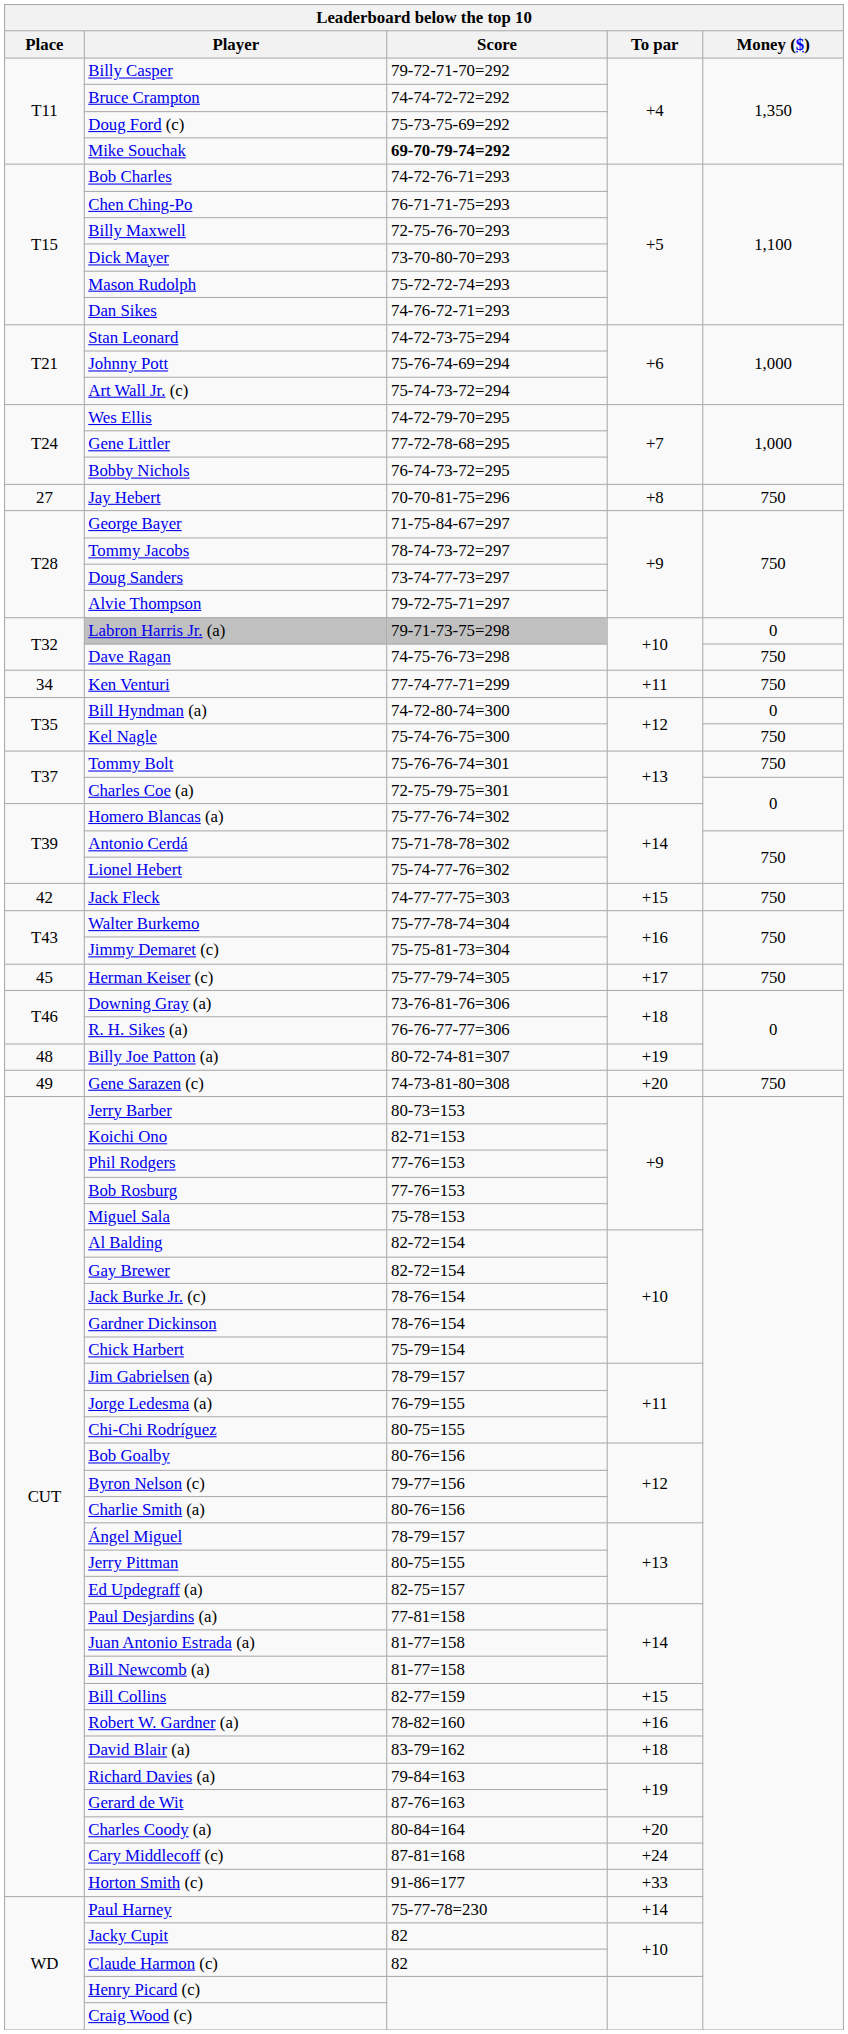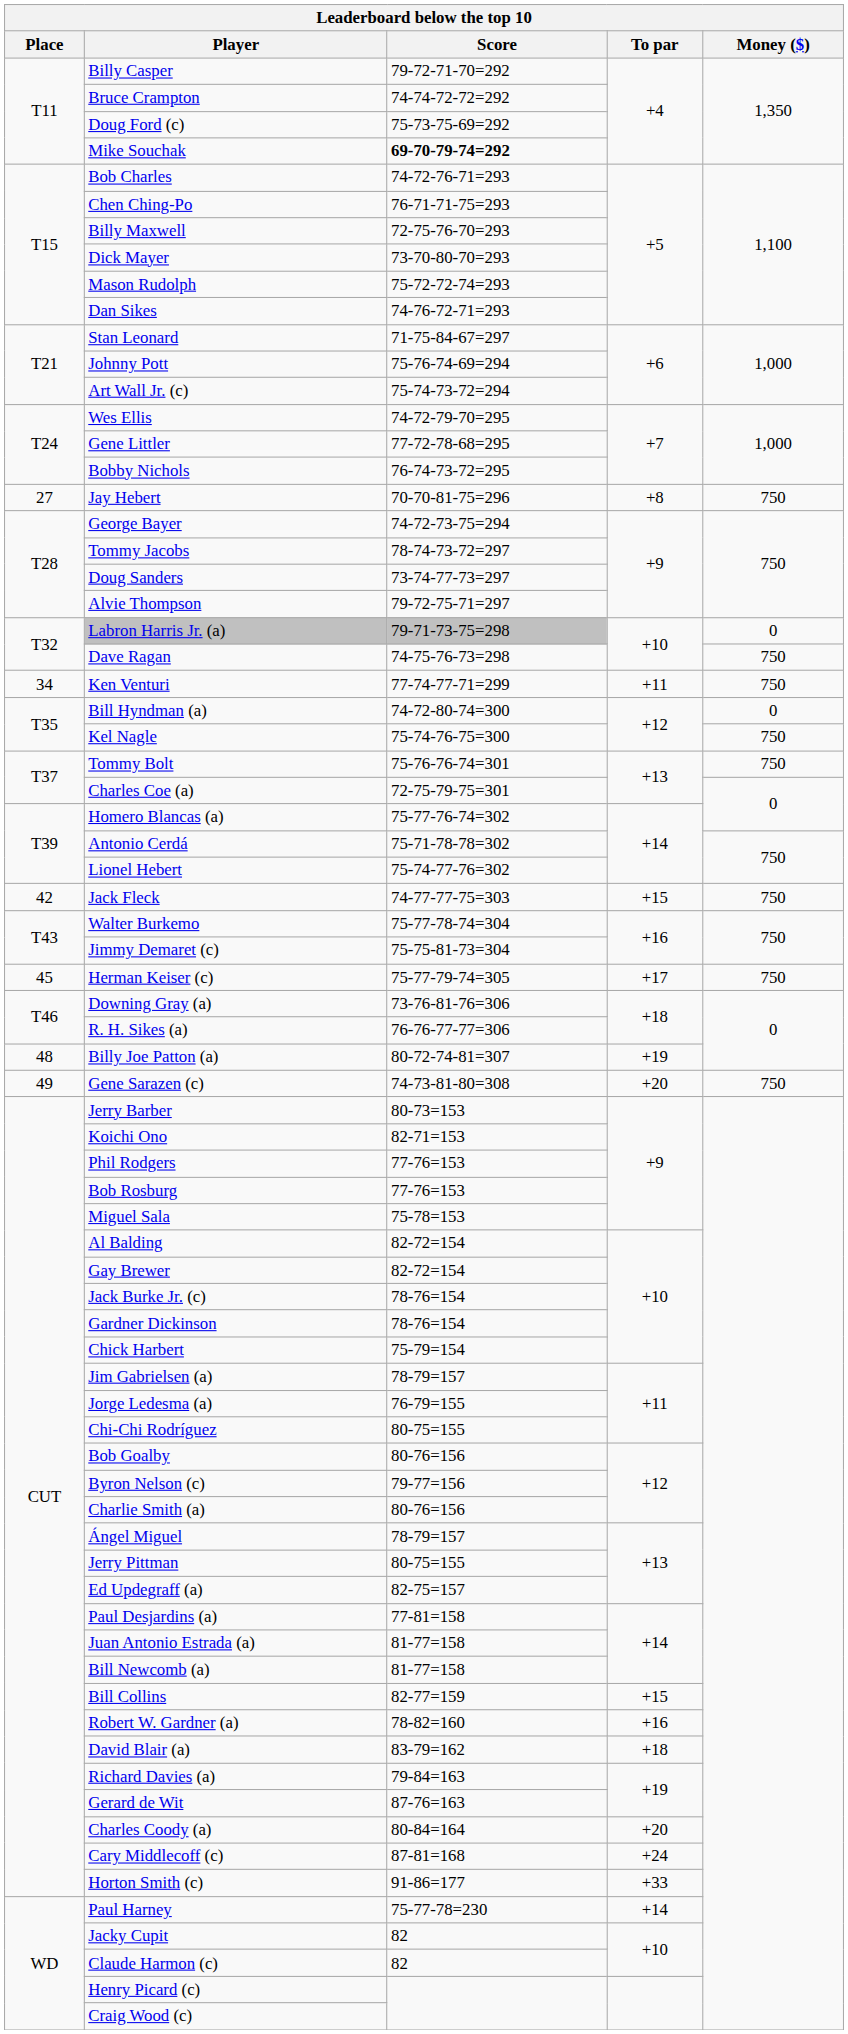(450, 337) 74-72-73-75=294 -> (450, 337) 71-75-84-67=297
(450, 524) 71-75-84-67=297 -> (450, 524) 74-72-73-75=294
